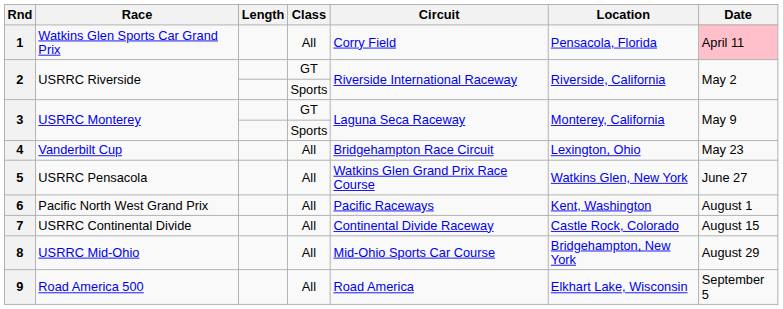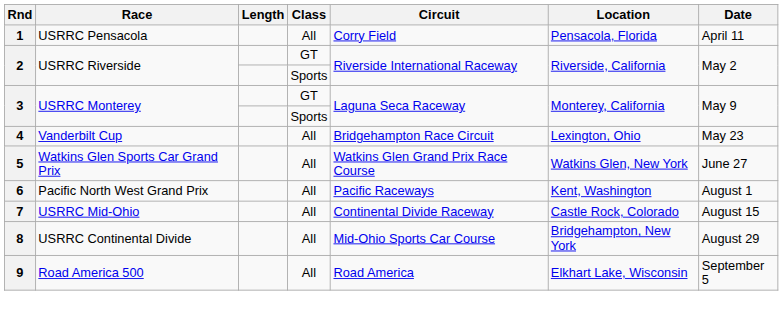(128, 42) Watkins Glen Sports Car Grand Prix -> (93, 35) USRRC Pensacola
(723, 42) pink background -> (723, 35) no background
(93, 178) USRRC Pensacola -> (128, 164) Watkins Glen Sports Car Grand Prix
(115, 226) USRRC Continental Divide -> (89, 211) USRRC Mid-Ohio
(89, 253) USRRC Mid-Ohio -> (115, 239) USRRC Continental Divide
